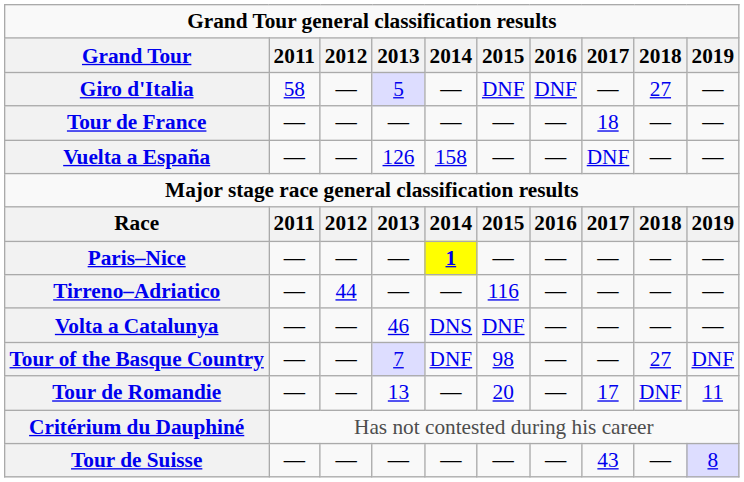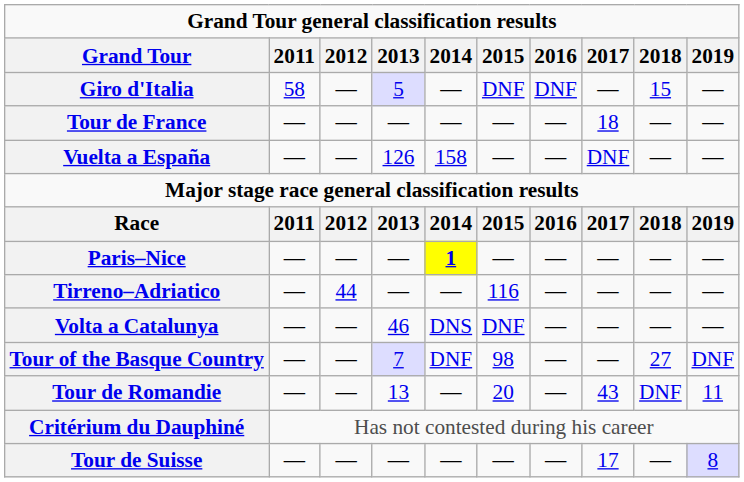(660, 88) 27 -> (660, 88) 15
(608, 392) 17 -> (608, 392) 43
(608, 460) 43 -> (608, 460) 17
